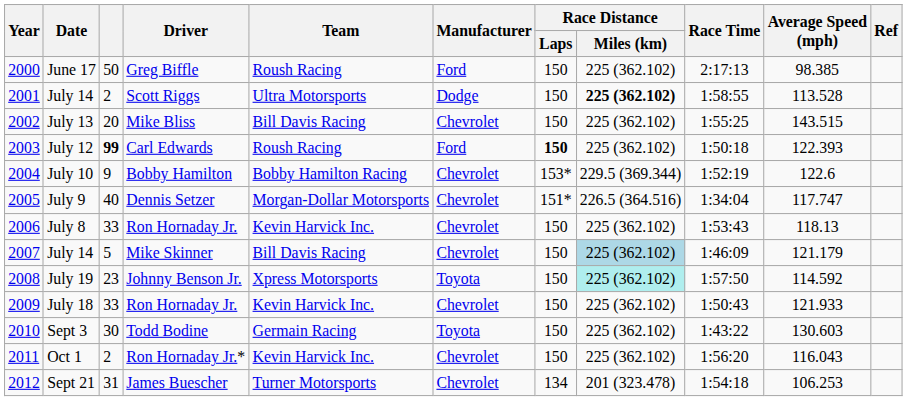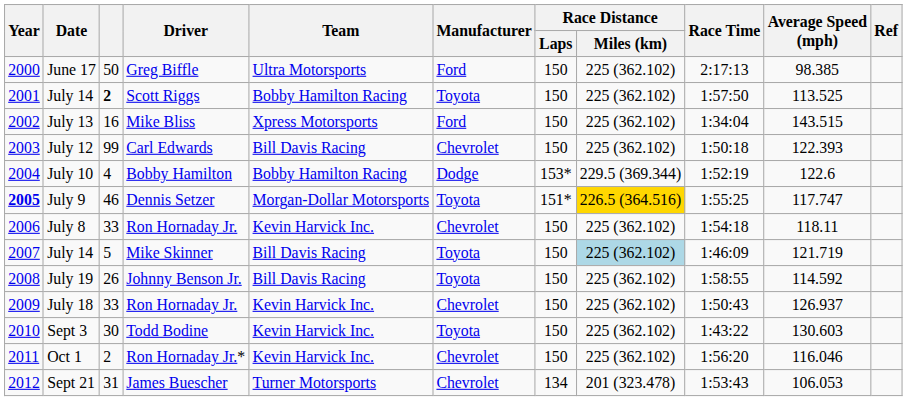(297, 69) Roush Racing -> (309, 69) Ultra Motorsports
(107, 95) normal -> (107, 95) bold
(309, 95) Ultra Motorsports -> (330, 95) Bobby Hamilton Racing
(457, 95) Dodge -> (458, 95) Toyota
(630, 95) bold -> (630, 95) normal
(724, 95) 1:58:55 -> (724, 95) 1:57:50
(817, 95) 113.528 -> (817, 95) 113.525
(111, 121) 20 -> (111, 121) 16
(309, 121) Bill Davis Racing -> (315, 121) Xpress Motorsports
(468, 121) Chevrolet -> (451, 121) Ford
(724, 121) 1:55:25 -> (724, 121) 1:34:04
(111, 148) bold -> (111, 148) normal
(297, 148) Roush Racing -> (309, 148) Bill Davis Racing
(451, 148) Ford -> (468, 148) Chevrolet
(556, 148) bold -> (556, 148) normal
(107, 174) 9 -> (107, 174) 4
(468, 174) Chevrolet -> (457, 174) Dodge
(24, 200) normal -> (24, 200) bold
(111, 200) 40 -> (111, 200) 46
(468, 200) Chevrolet -> (458, 200) Toyota
(630, 200) no background -> (630, 200) gold background
(724, 200) 1:34:04 -> (724, 200) 1:55:25
(724, 226) 1:53:43 -> (724, 226) 1:54:18
(817, 226) 118.13 -> (817, 226) 118.11
(468, 252) Chevrolet -> (458, 252) Toyota
(817, 252) 121.179 -> (817, 252) 121.719
(111, 278) 23 -> (111, 278) 26
(315, 278) Xpress Motorsports -> (309, 278) Bill Davis Racing
(630, 278) paleturquoise background -> (630, 278) no background
(724, 278) 1:57:50 -> (724, 278) 1:58:55
(817, 304) 121.933 -> (817, 304) 126.937
(305, 330) Germain Racing -> (313, 330) Kevin Harvick Inc.
(817, 356) 116.043 -> (817, 356) 116.046
(724, 382) 1:54:18 -> (724, 382) 1:53:43
(817, 382) 106.253 -> (817, 382) 106.053
